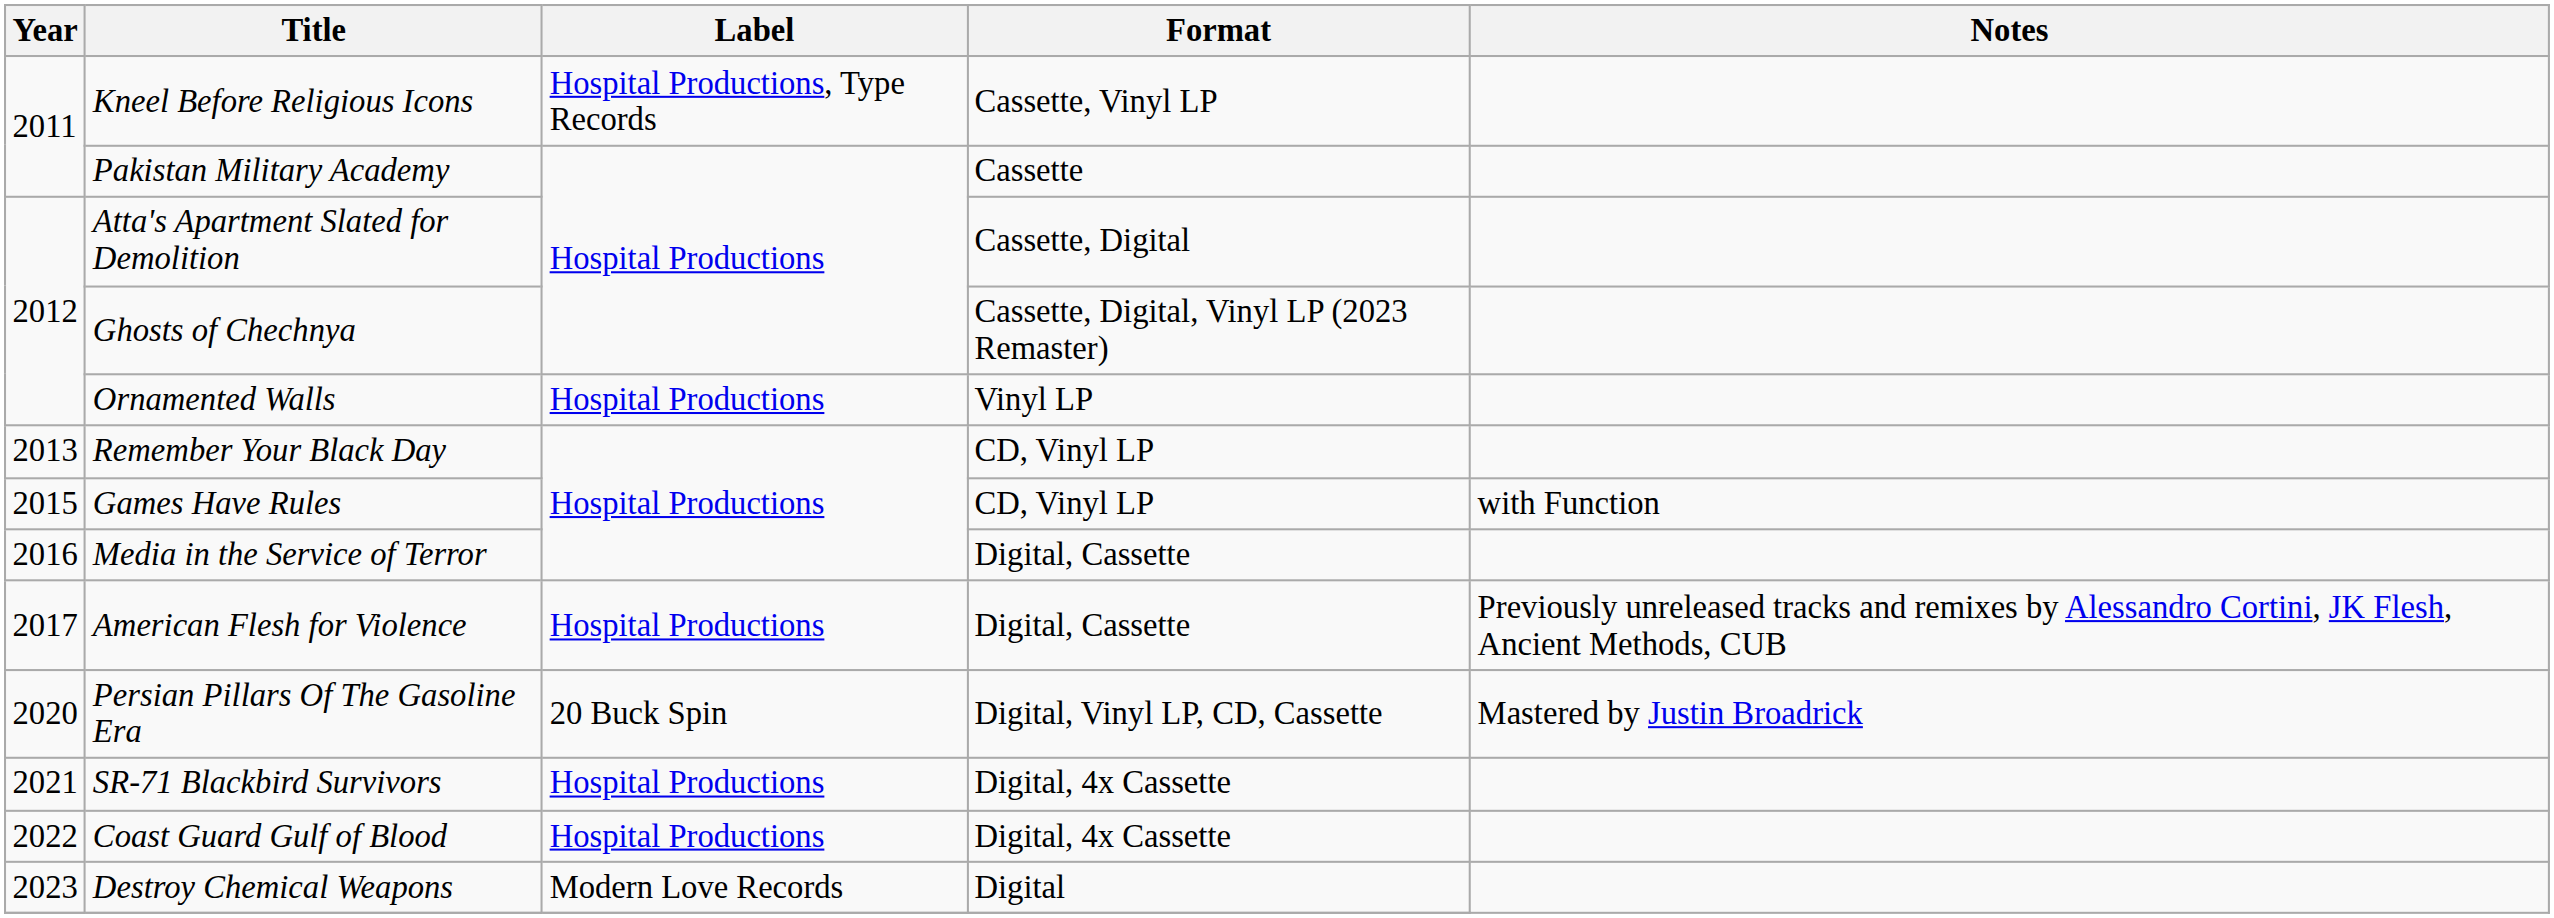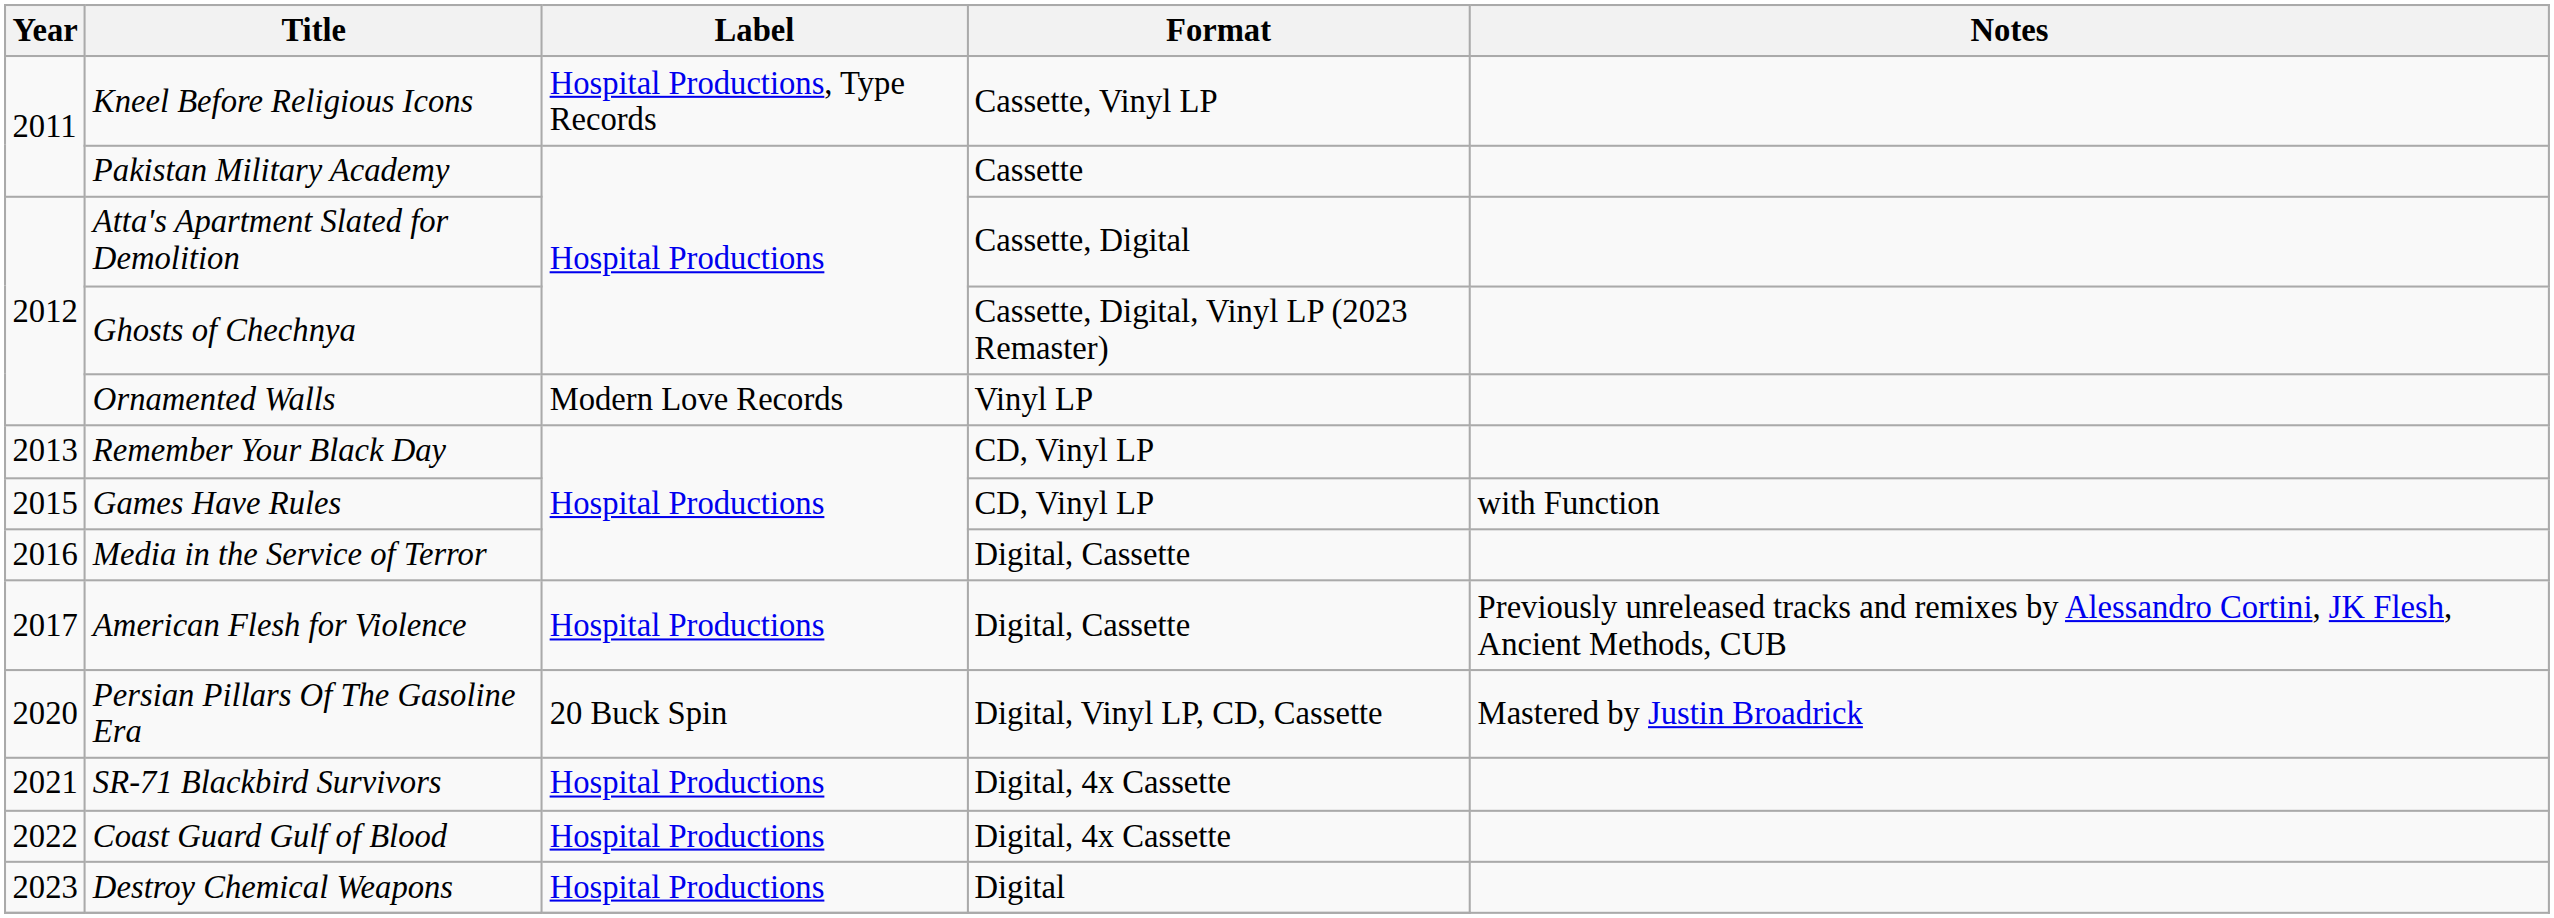(687, 399) Hospital Productions -> (696, 399) Modern Love Records
(696, 886) Modern Love Records -> (687, 886) Hospital Productions
